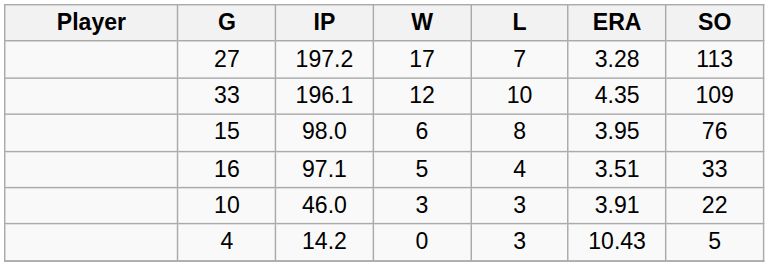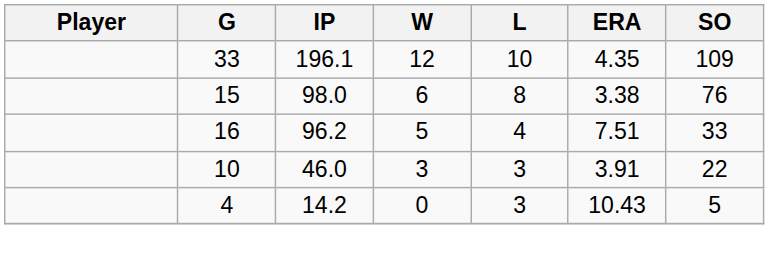- row: (227, 59)
(617, 132) 3.95 -> (617, 95) 3.38
(324, 168) 97.1 -> (324, 132) 96.2
(617, 168) 3.51 -> (617, 132) 7.51
